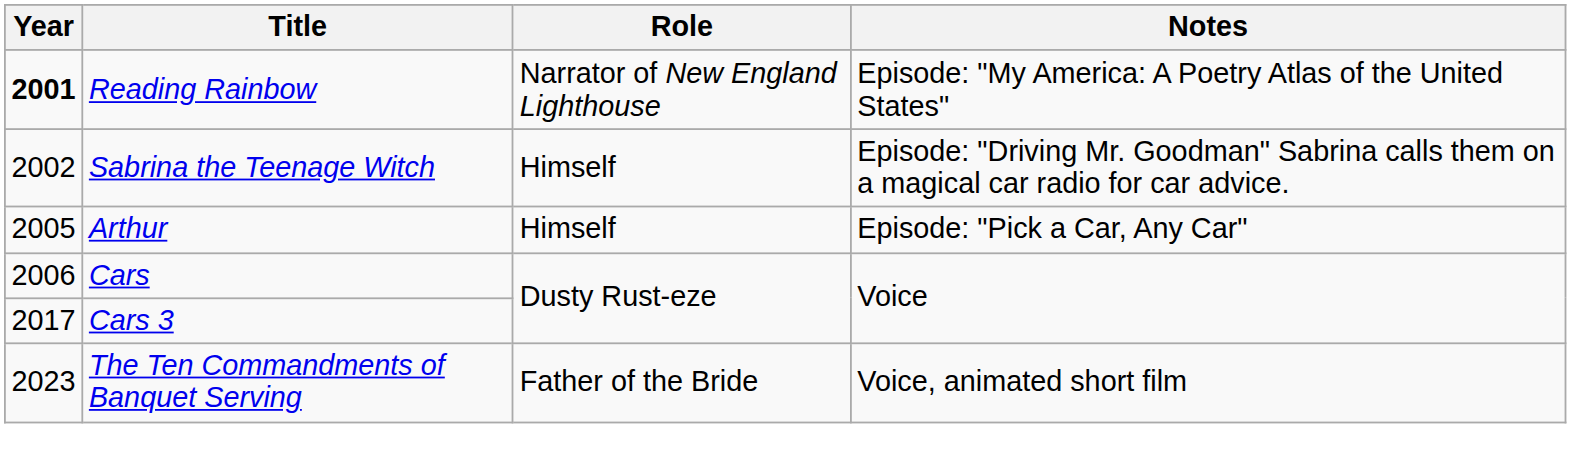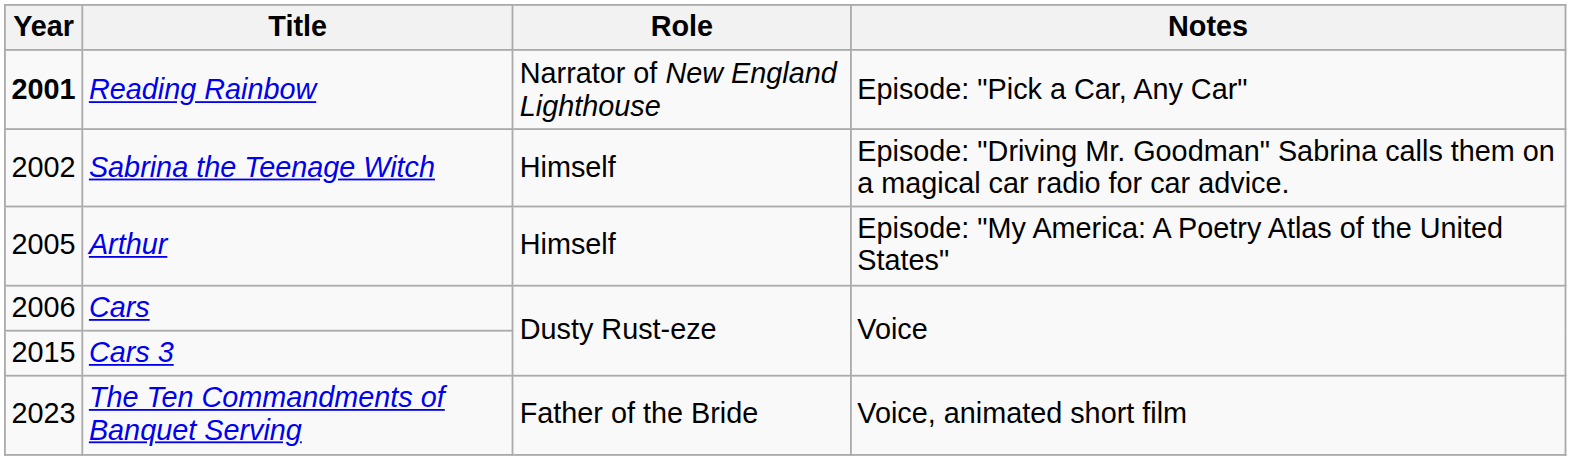(1180, 89) Episode: "My America: A Poetry Atlas of the United States" -> (1052, 89) Episode: "Pick a Car, Any Car"
(1052, 229) Episode: "Pick a Car, Any Car" -> (1180, 245) Episode: "My America: A Poetry Atlas of the United States"
(44, 320) 2017 -> (44, 352) 2015
